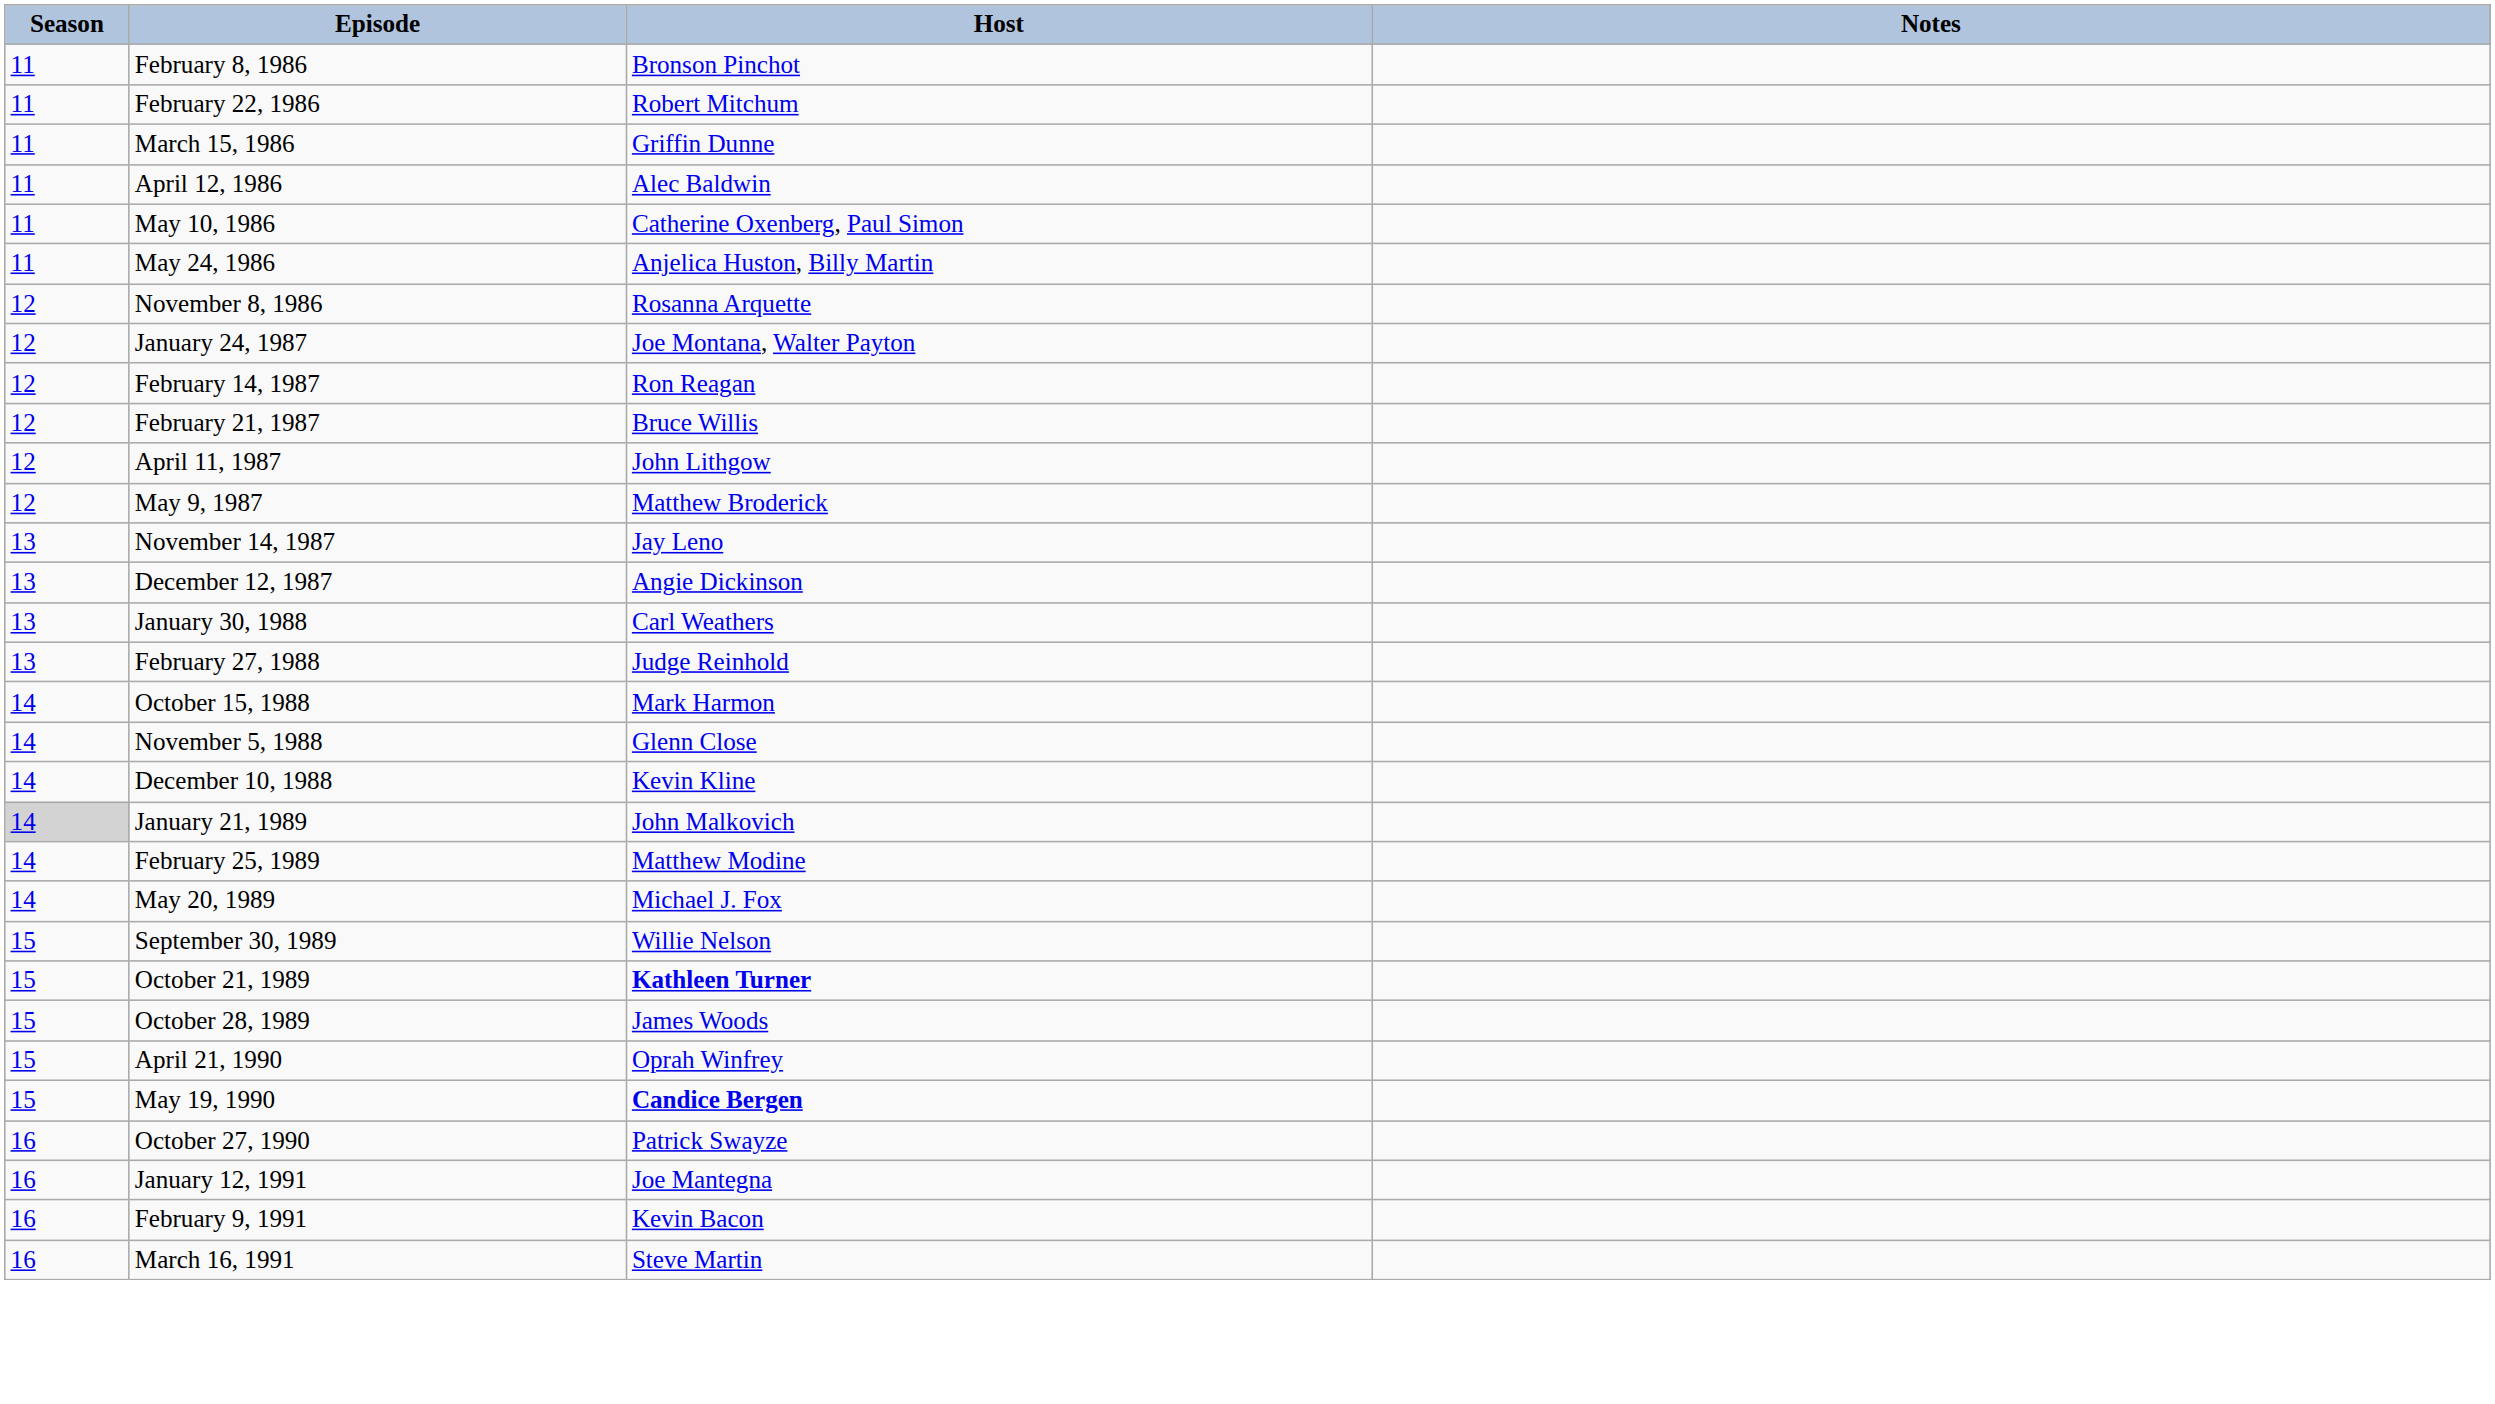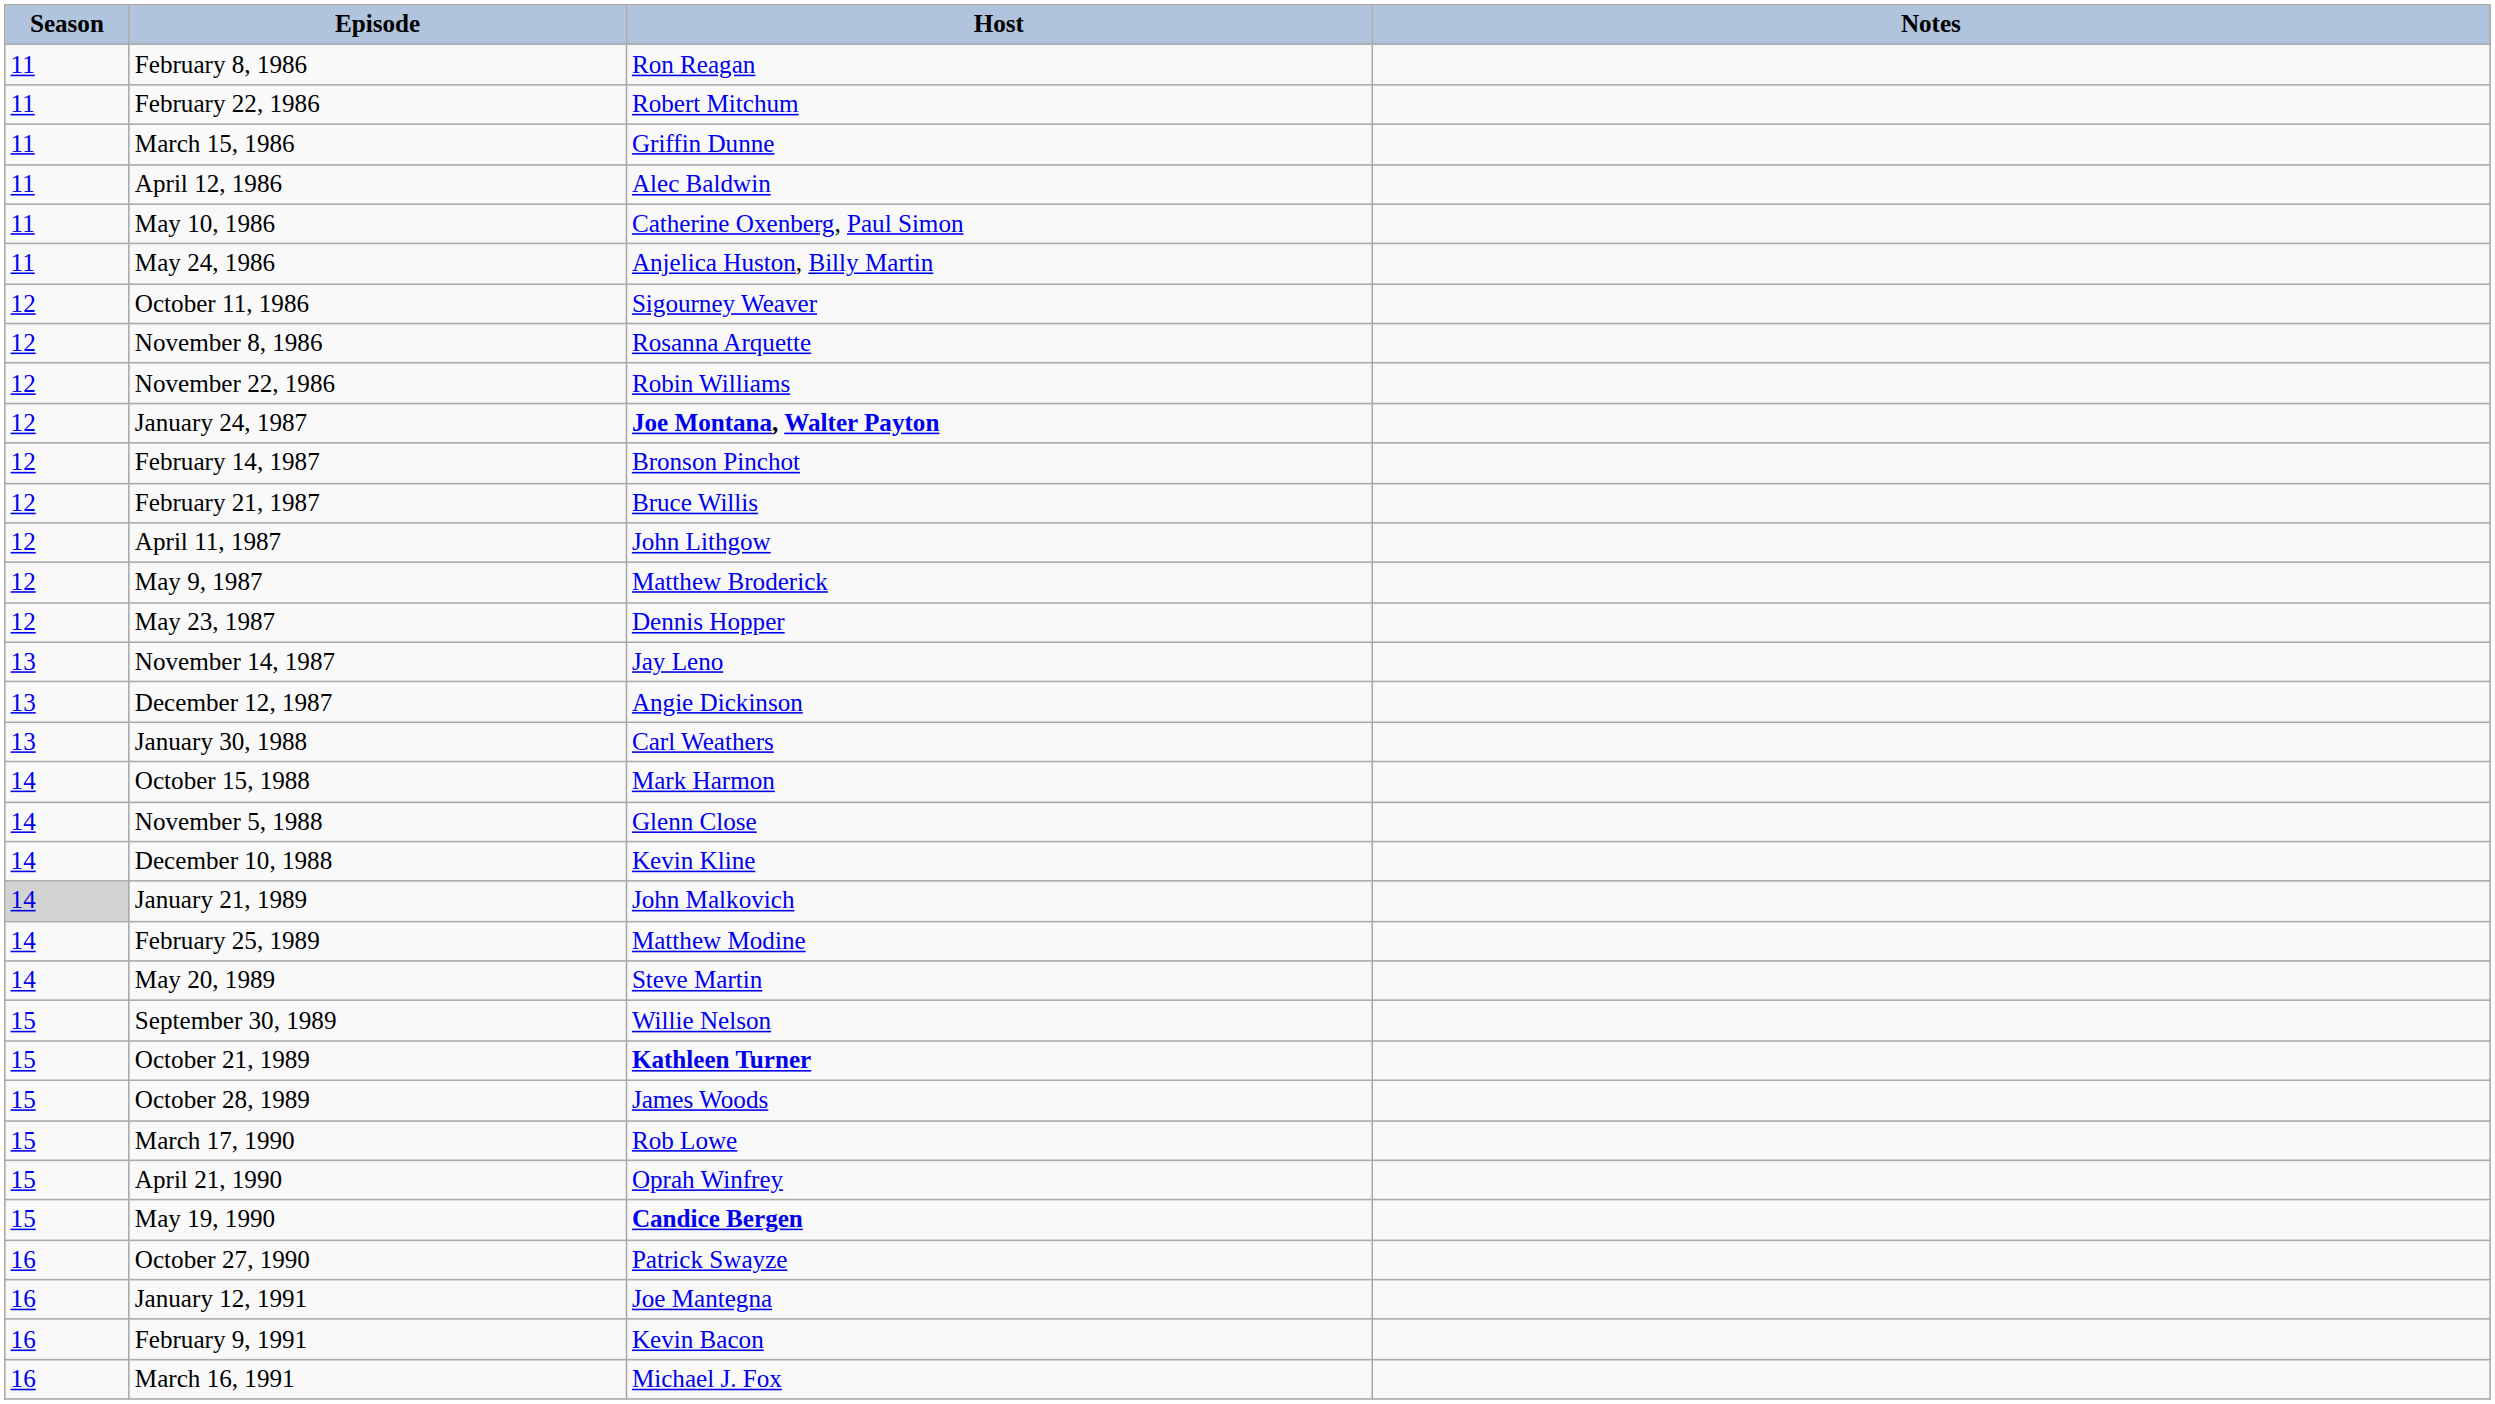(716, 64) Bronson Pinchot -> (694, 64) Ron Reagan
+ row: (222, 303)
+ row: (235, 382)
(774, 343) normal -> (786, 422) bold
(694, 382) Ron Reagan -> (716, 462) Bronson Pinchot
+ row: (205, 622)
- row: (227, 661)
(707, 900) Michael J. Fox -> (697, 980) Steve Martin
+ row: (215, 1139)
(697, 1259) Steve Martin -> (707, 1378) Michael J. Fox
